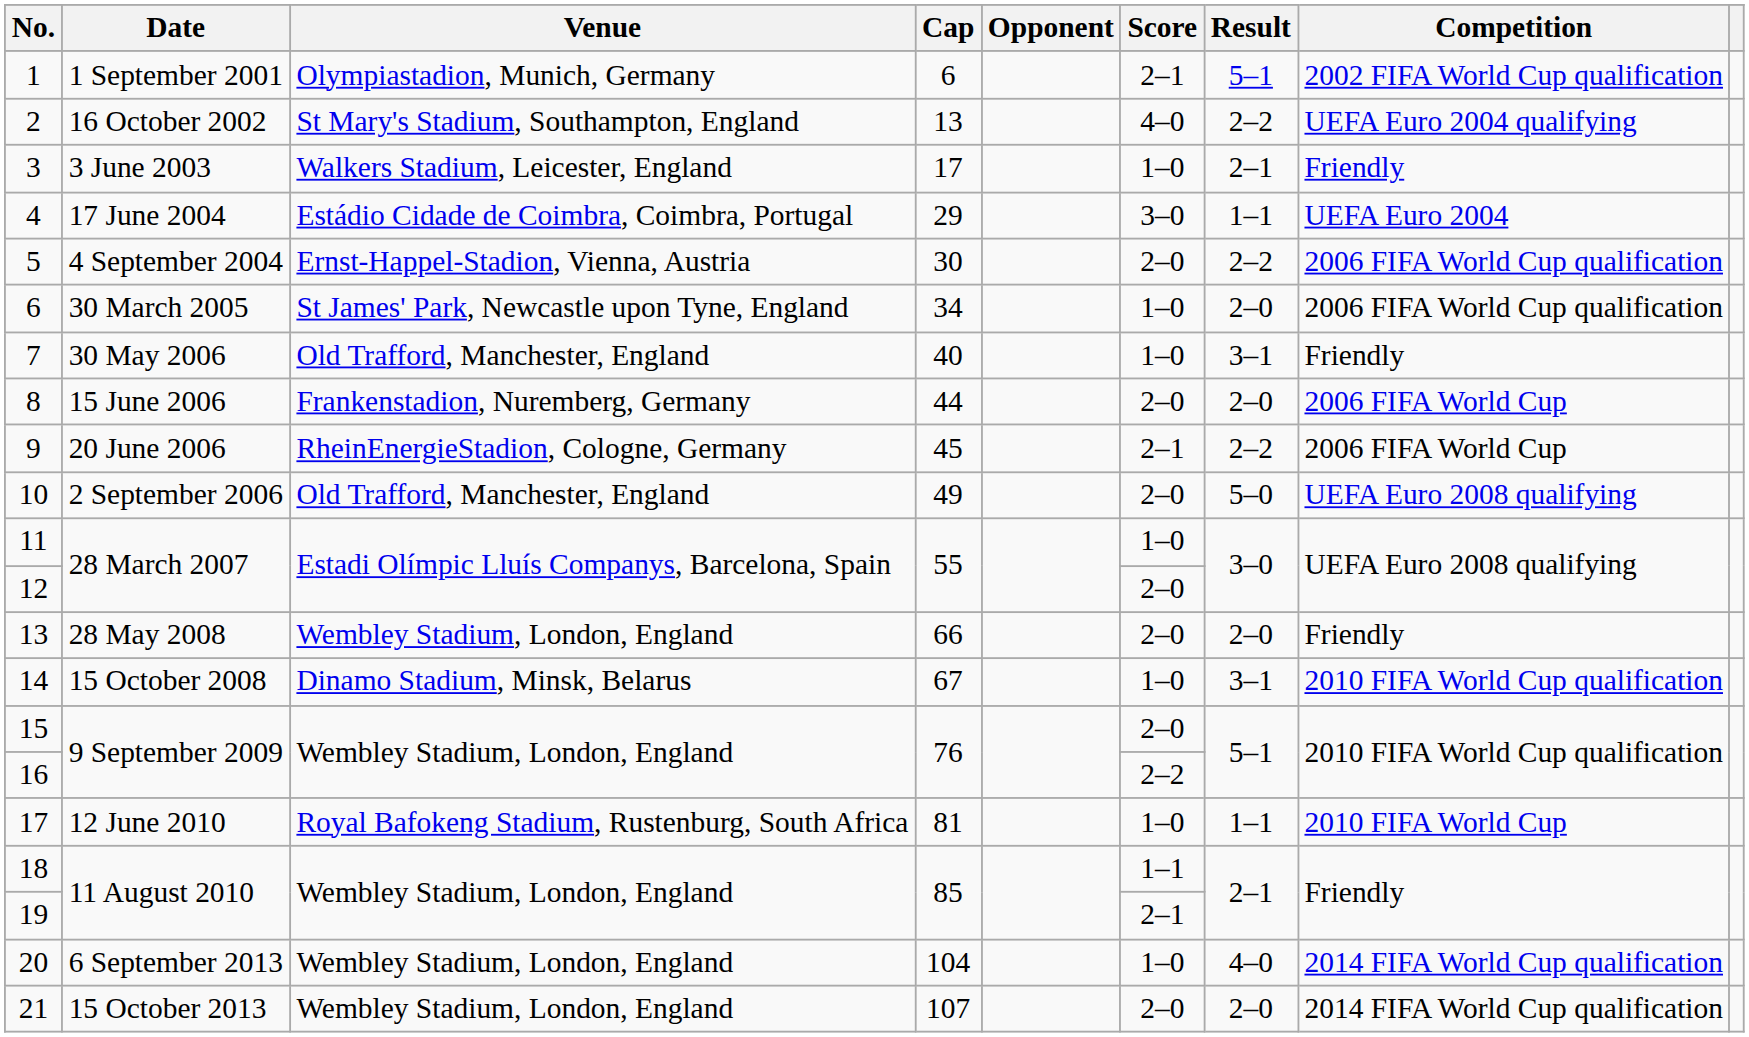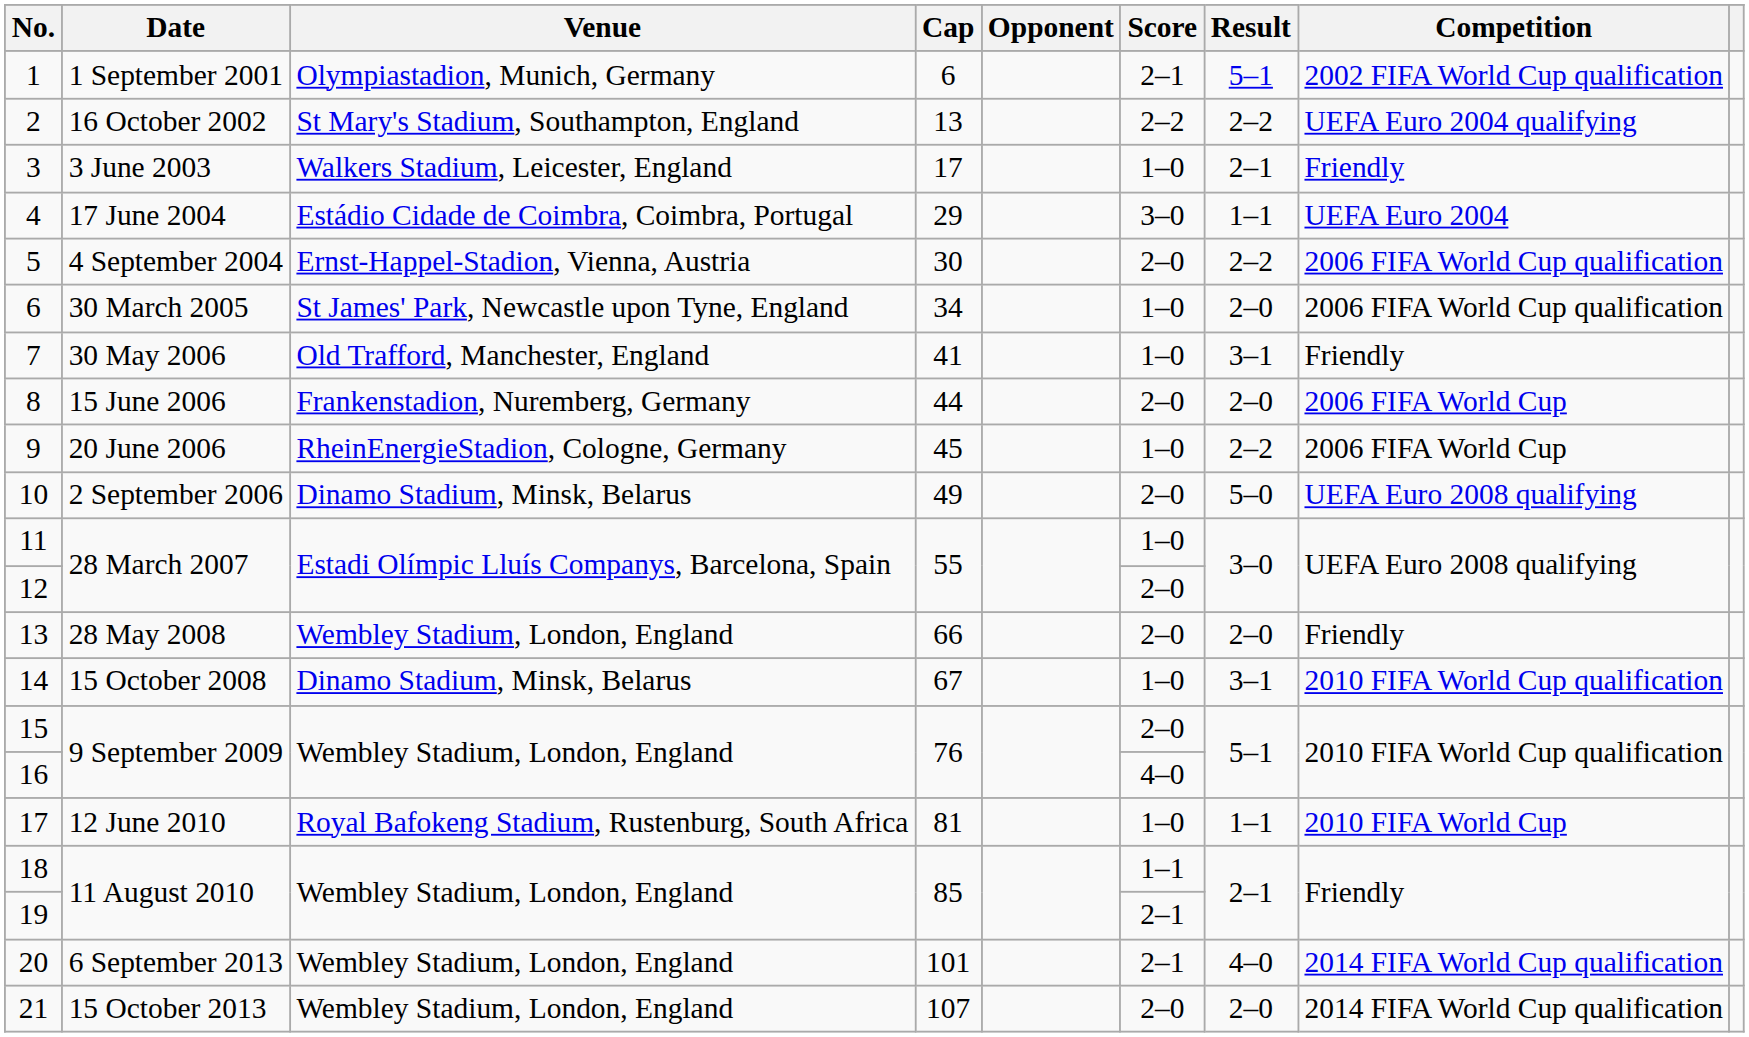(1162, 121) 4–0 -> (1162, 121) 2–2
(948, 354) 40 -> (948, 354) 41
(1162, 448) 2–1 -> (1162, 448) 1–0
(503, 494) Old Trafford, Manchester, England -> (494, 494) Dinamo Stadium, Minsk, Belarus
(1162, 774) 2–2 -> (1162, 774) 4–0
(948, 961) 104 -> (948, 961) 101
(1162, 961) 1–0 -> (1162, 961) 2–1
